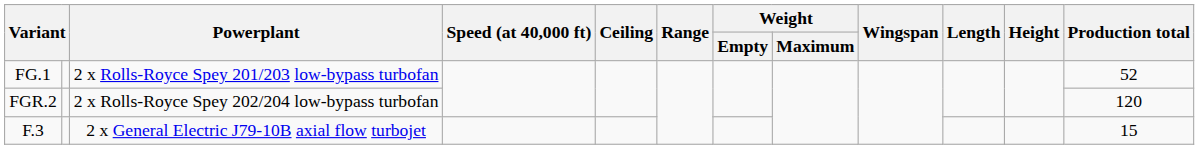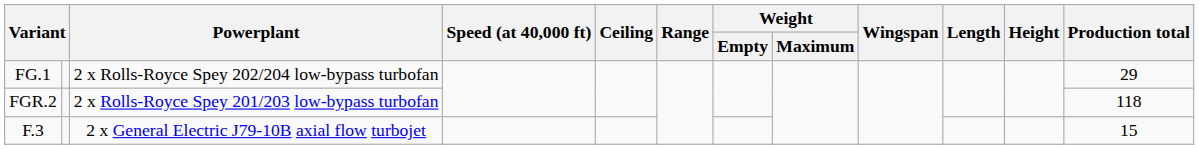(256, 74) 2 x Rolls-Royce Spey 201/203 low-bypass turbofan -> (256, 74) 2 x Rolls-Royce Spey 202/204 low-bypass turbofan
(1129, 74) 52 -> (1129, 74) 29
(256, 102) 2 x Rolls-Royce Spey 202/204 low-bypass turbofan -> (256, 102) 2 x Rolls-Royce Spey 201/203 low-bypass turbofan
(1129, 102) 120 -> (1129, 102) 118
